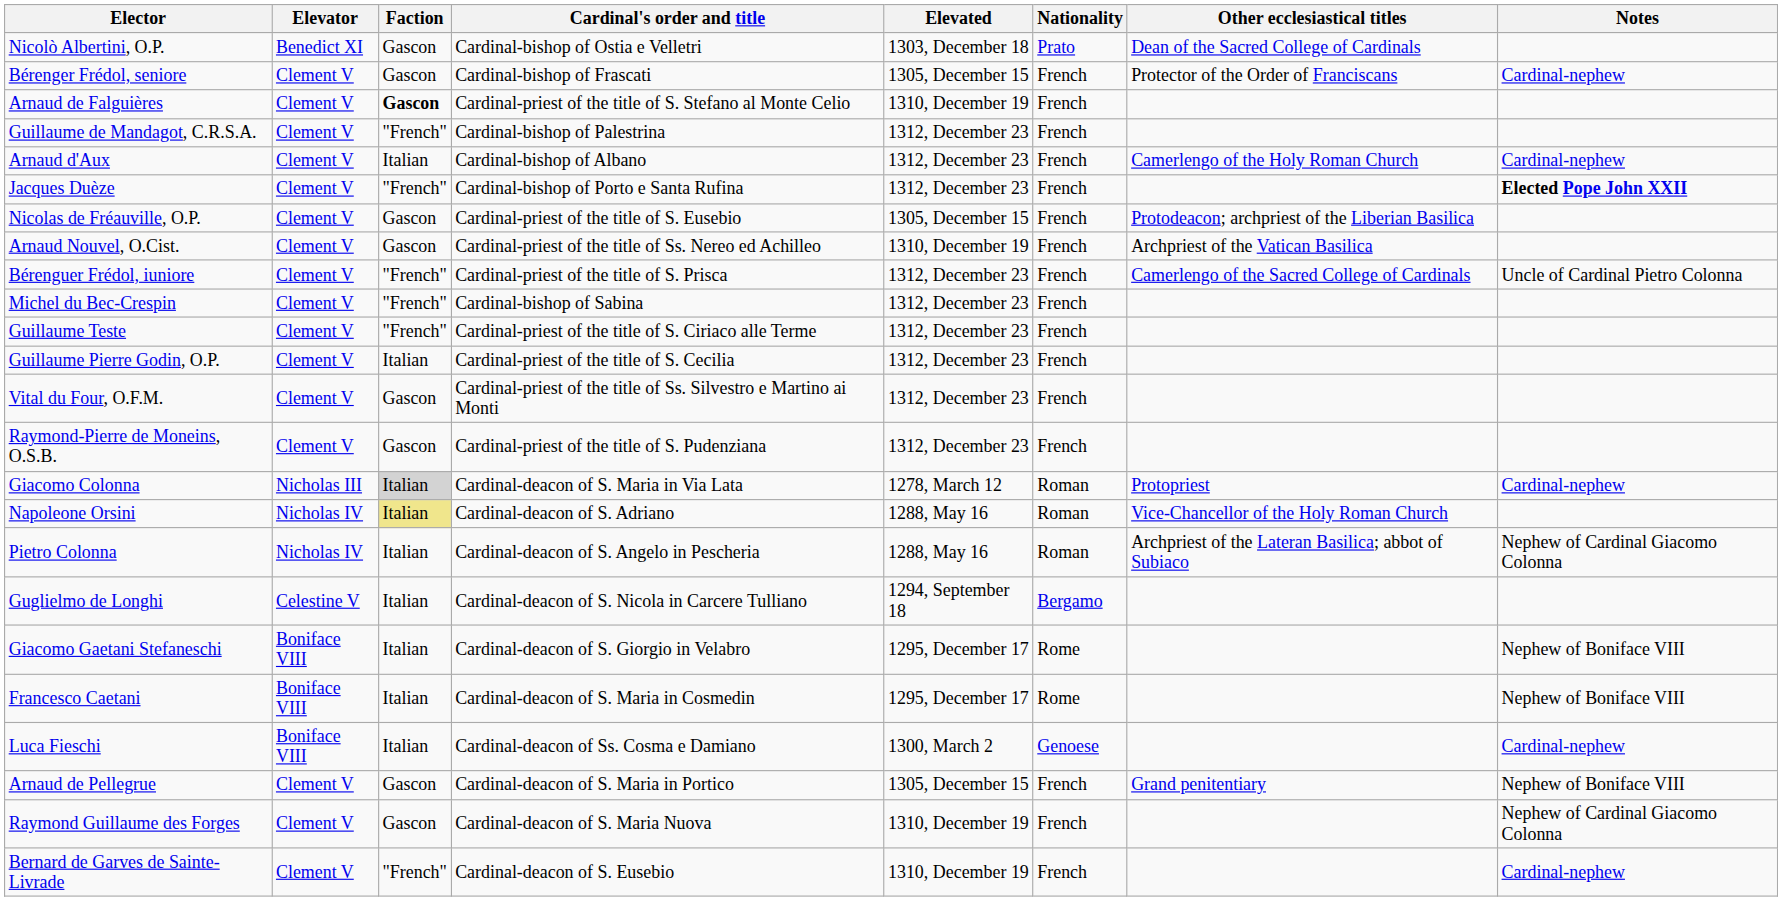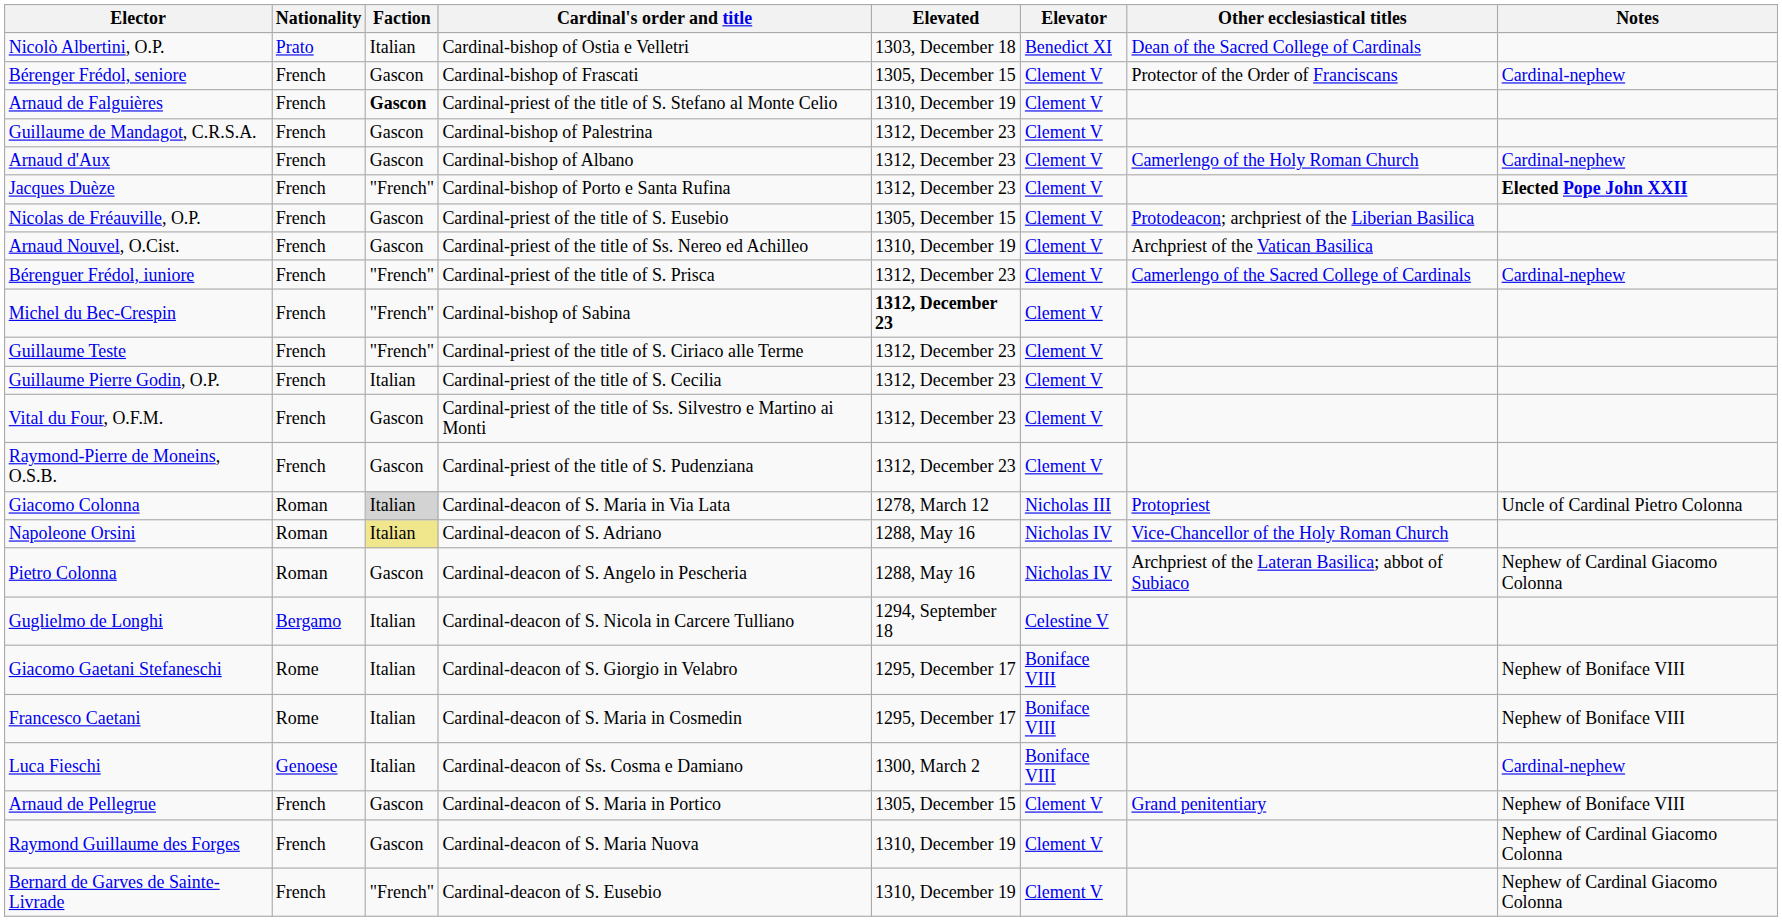columns swapped: (1080, 18) <-> (325, 18)
(409, 47) Gascon -> (393, 47) Italian
(415, 132) "French" -> (397, 132) Gascon
(405, 160) Italian -> (397, 160) Gascon
(1622, 274) Uncle of Cardinal Pietro Colonna -> (1563, 274) Cardinal-nephew
(958, 302) normal -> (936, 312) bold
(1563, 485) Cardinal-nephew -> (1622, 505) Uncle of Cardinal Pietro Colonna
(405, 552) Italian -> (397, 572) Gascon
(1563, 872) Cardinal-nephew -> (1609, 892) Nephew of Cardinal Giacomo Colonna
